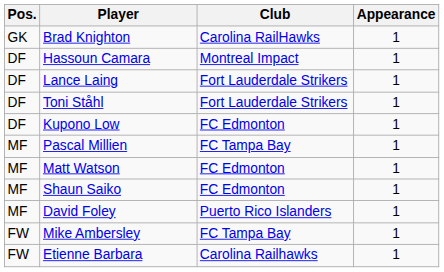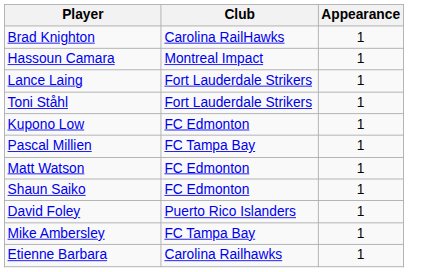- column: (22, 15)
